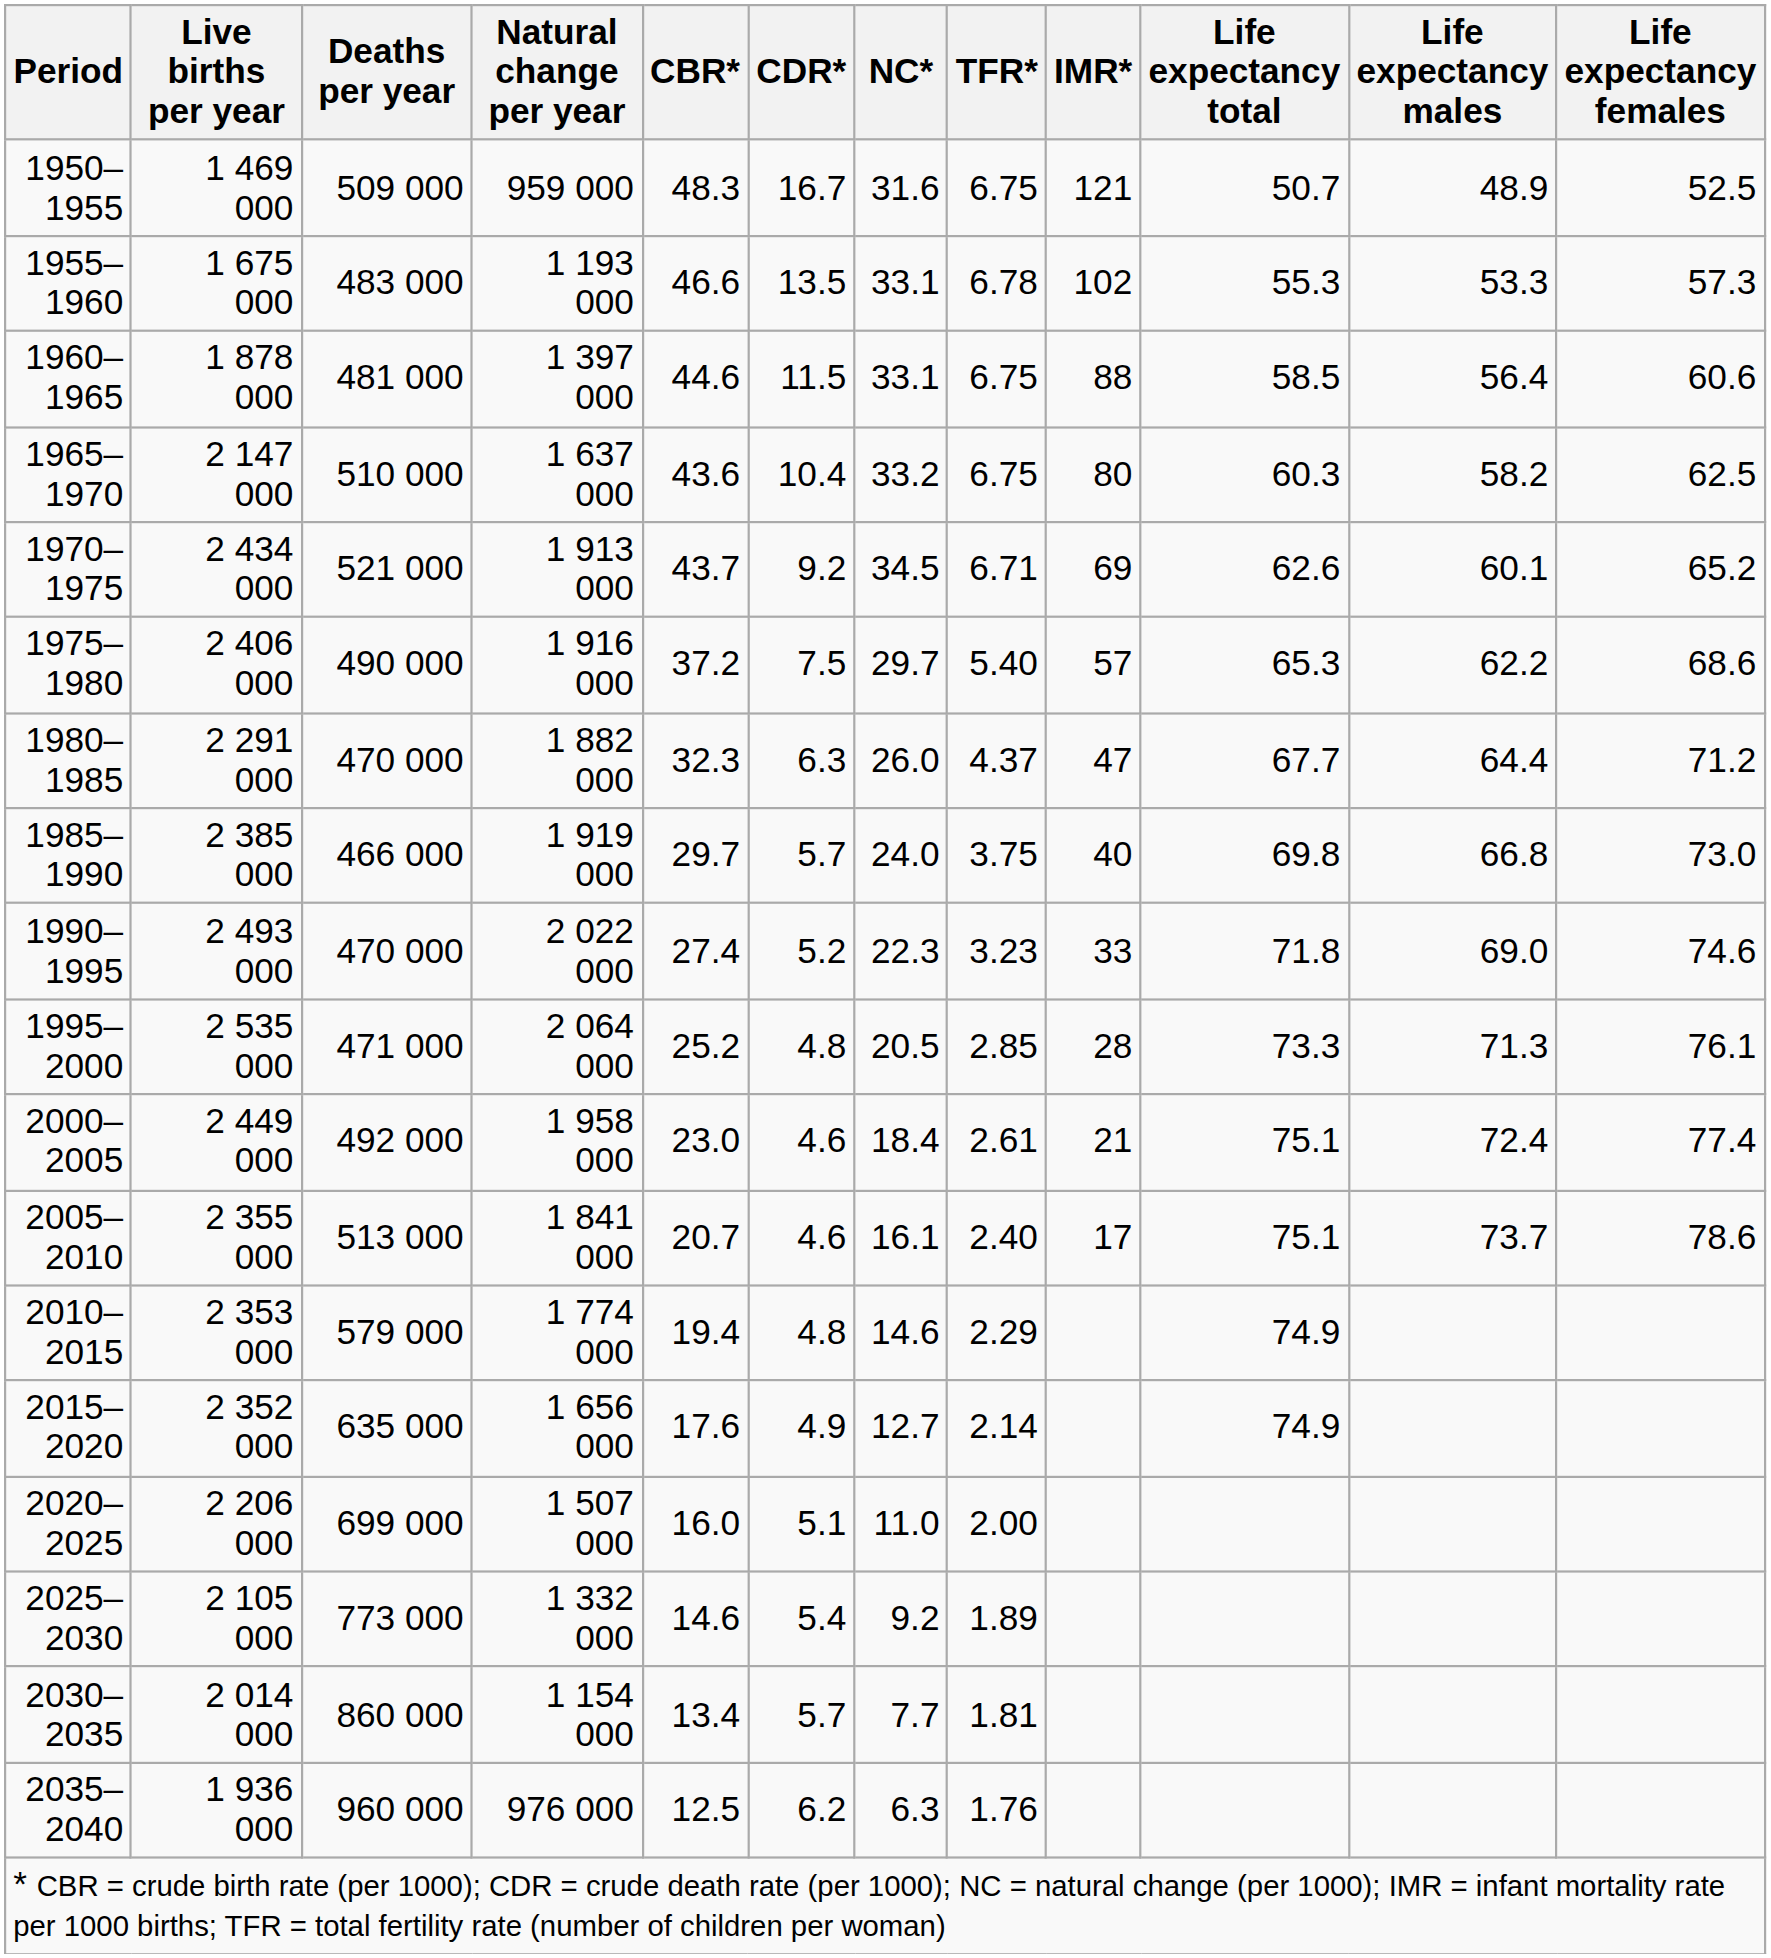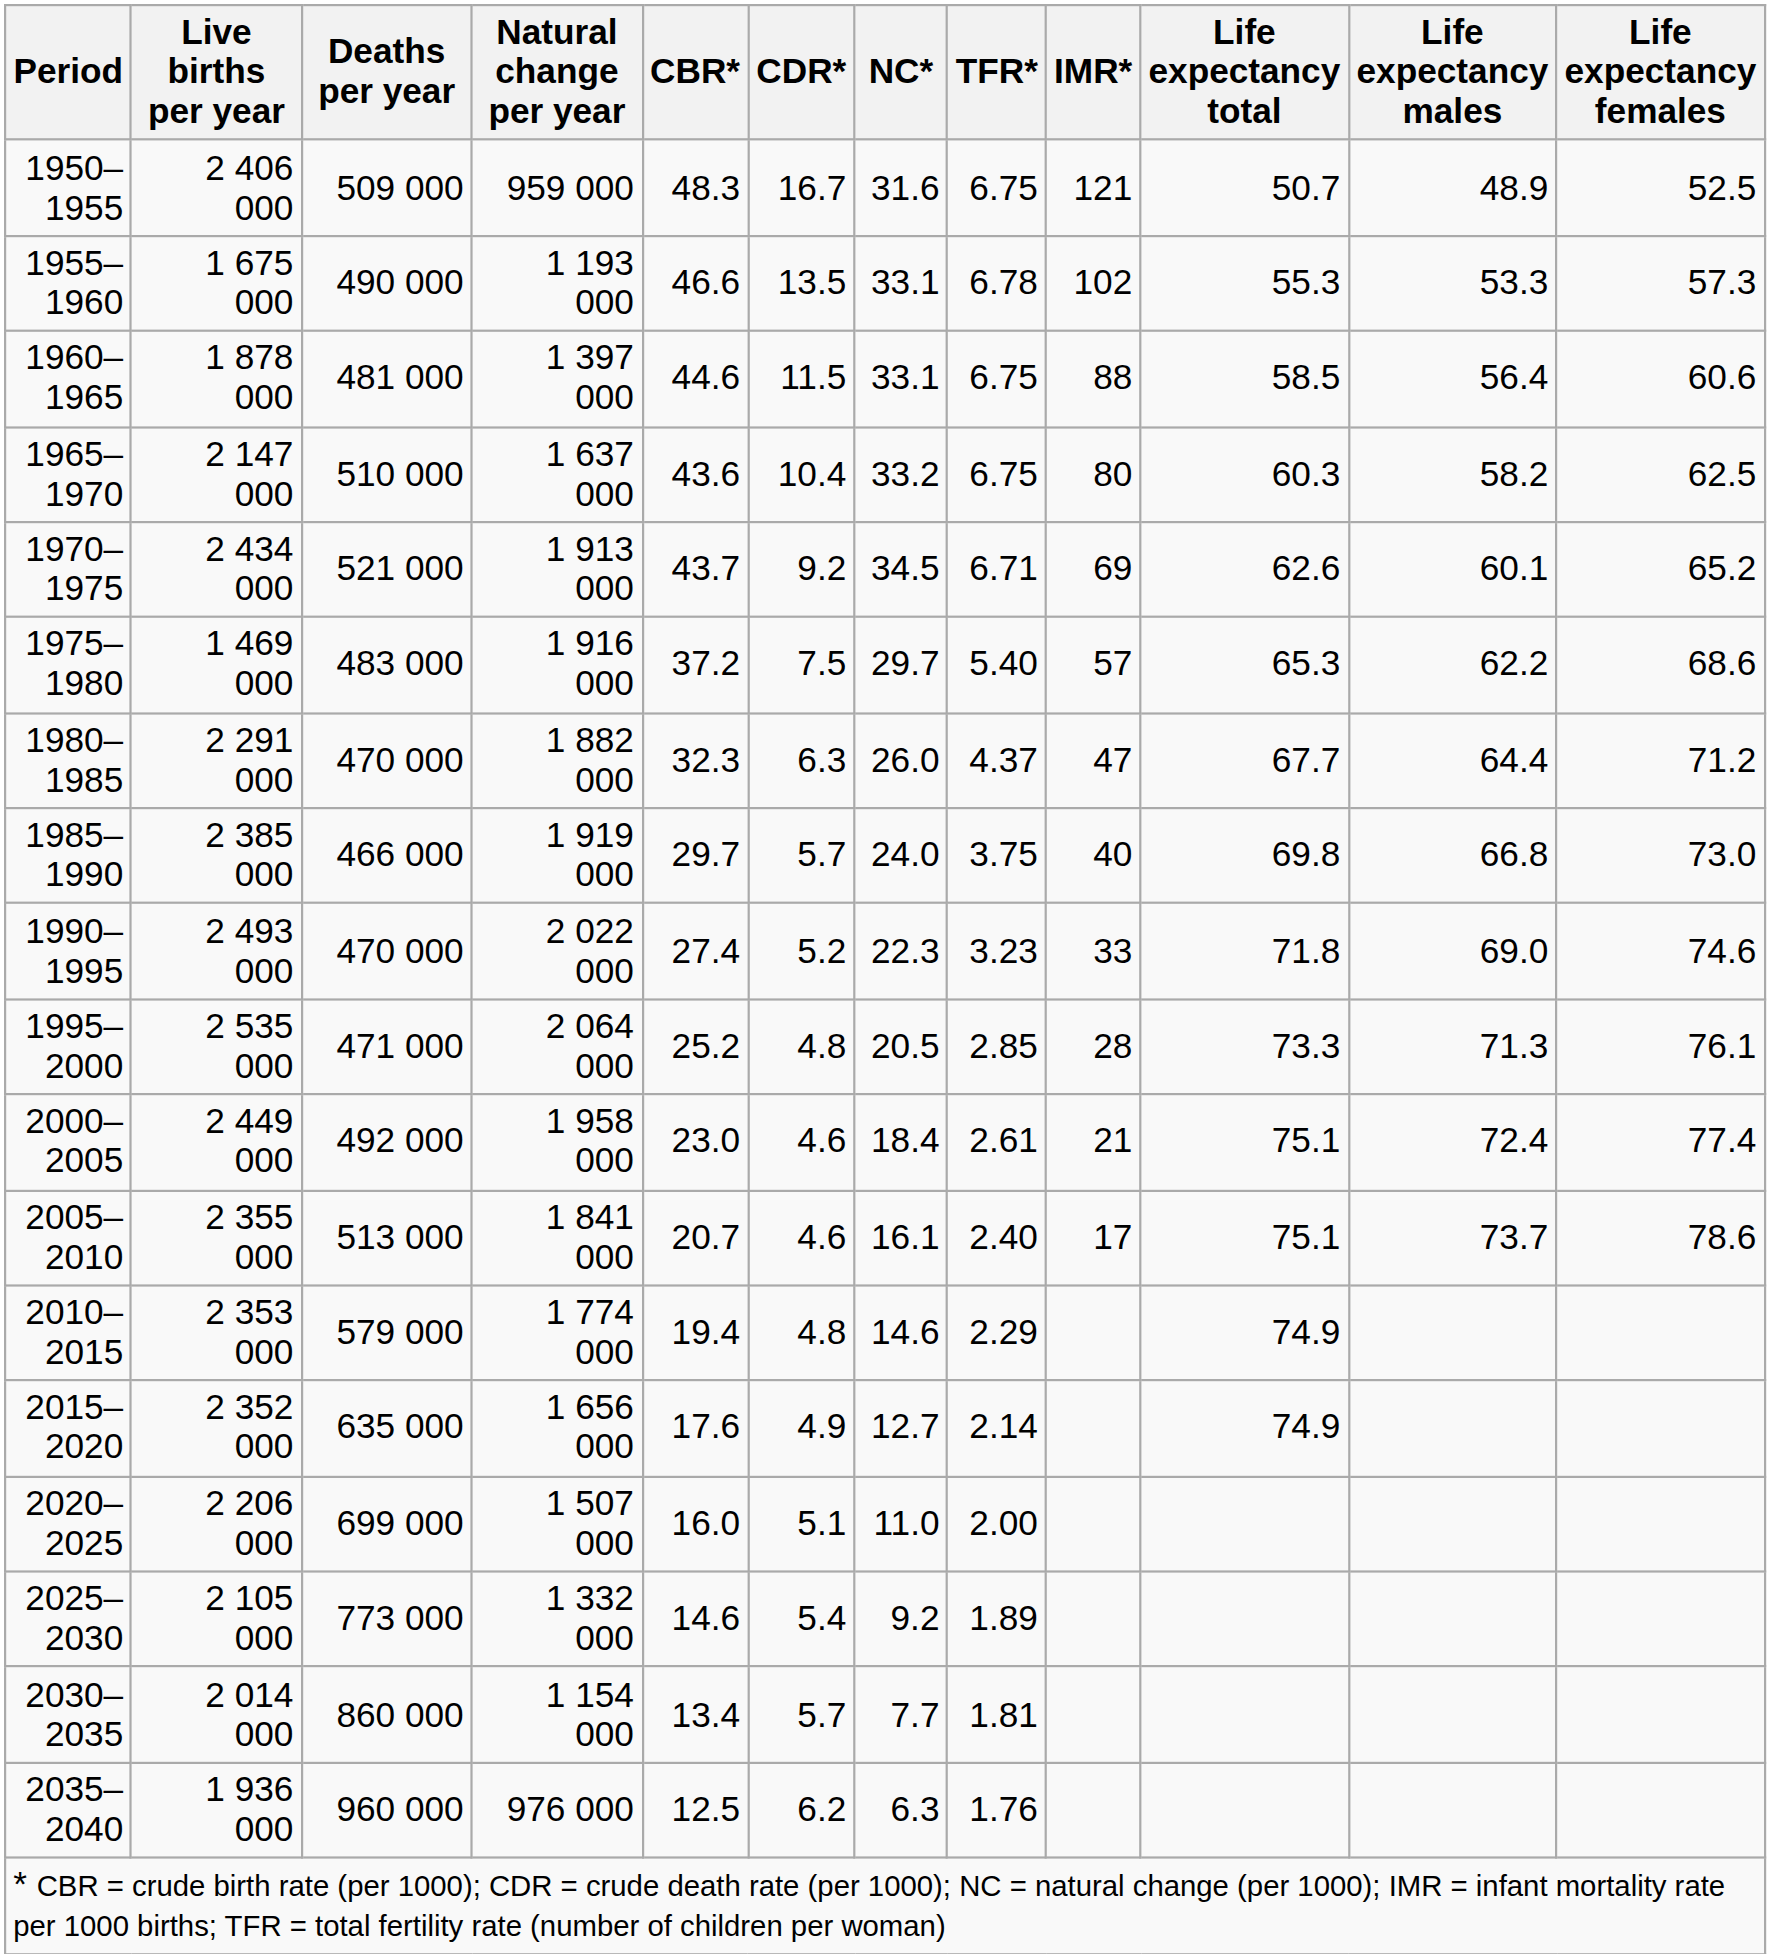(249, 187) 1 469 000 -> (249, 187) 2 406 000
(400, 282) 483 000 -> (400, 282) 490 000
(249, 664) 2 406 000 -> (249, 664) 1 469 000
(400, 664) 490 000 -> (400, 664) 483 000
